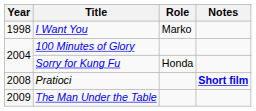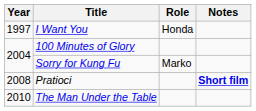(19, 30) 1998 -> (19, 30) 1997
(177, 30) Marko -> (178, 30) Honda
(178, 64) Honda -> (177, 64) Marko
(19, 98) 2009 -> (19, 98) 2010
